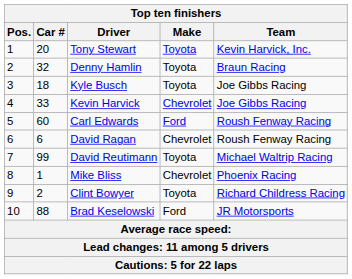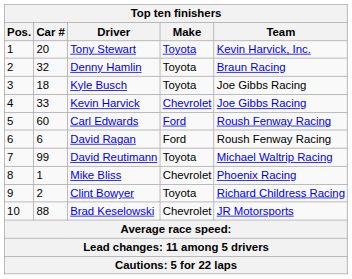(187, 140) Chevrolet -> (174, 140) Ford
(174, 211) Ford -> (187, 211) Chevrolet
